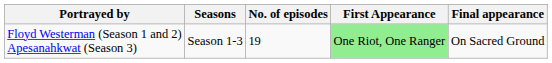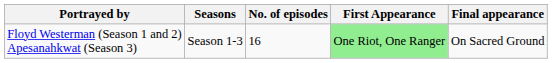(255, 41) 19 -> (255, 41) 16
